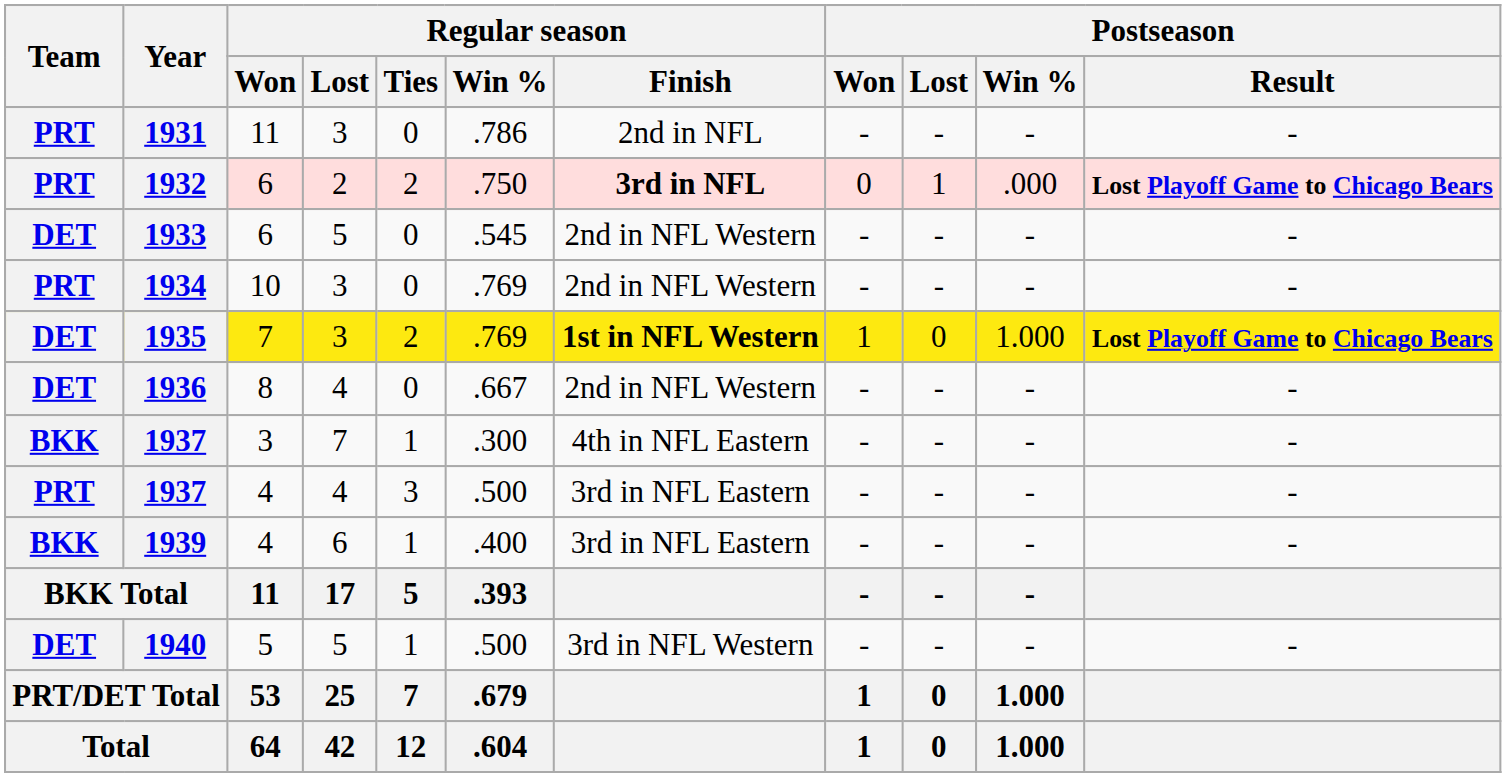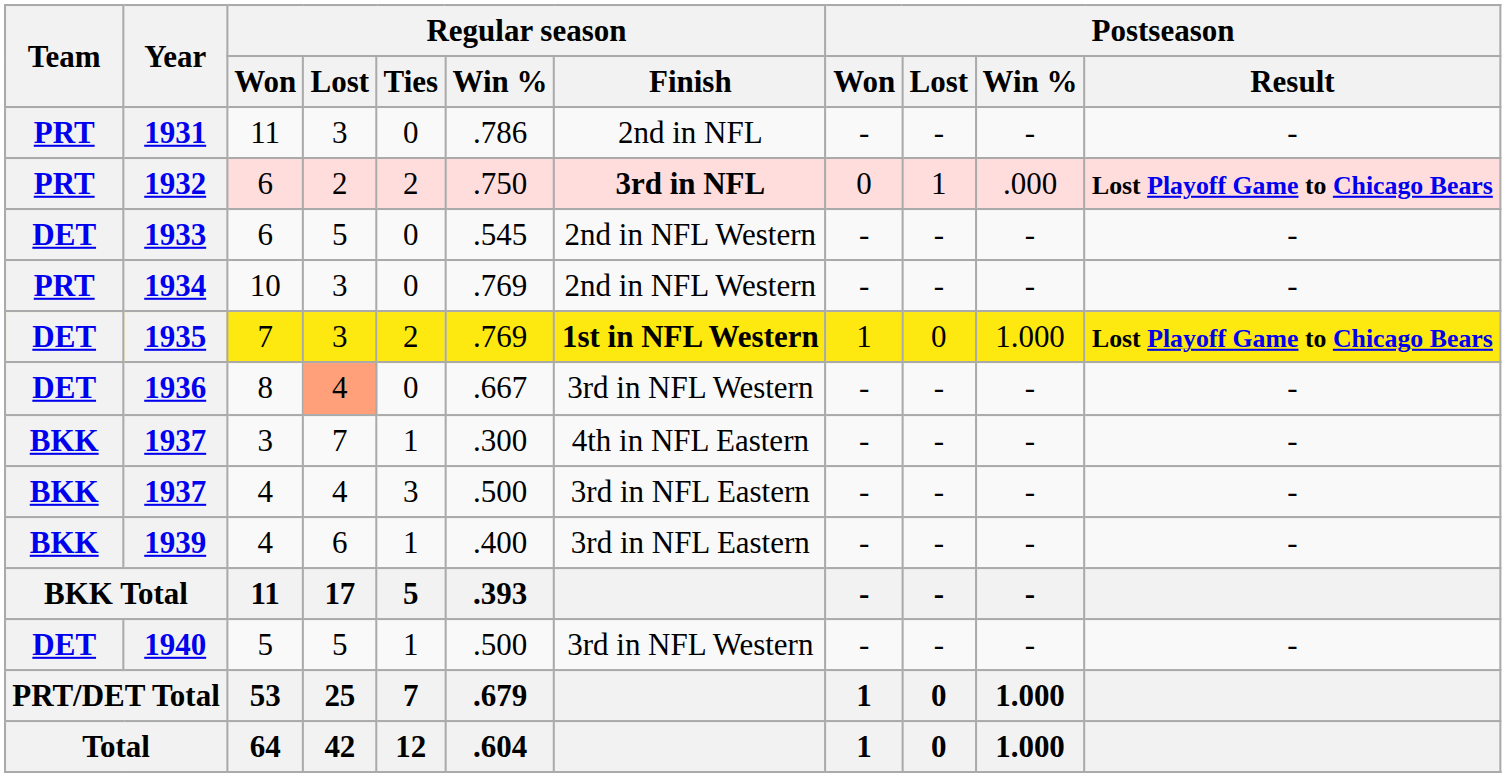(340, 388) no background -> (340, 388) lightsalmon background
(690, 388) 2nd in NFL Western -> (690, 388) 3rd in NFL Western
(64, 490) PRT -> (64, 490) BKK
